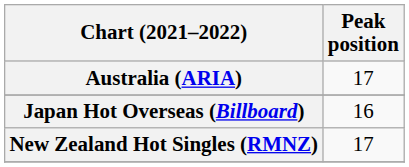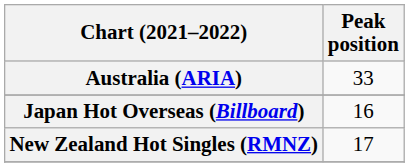(363, 77) 17 -> (363, 77) 33
